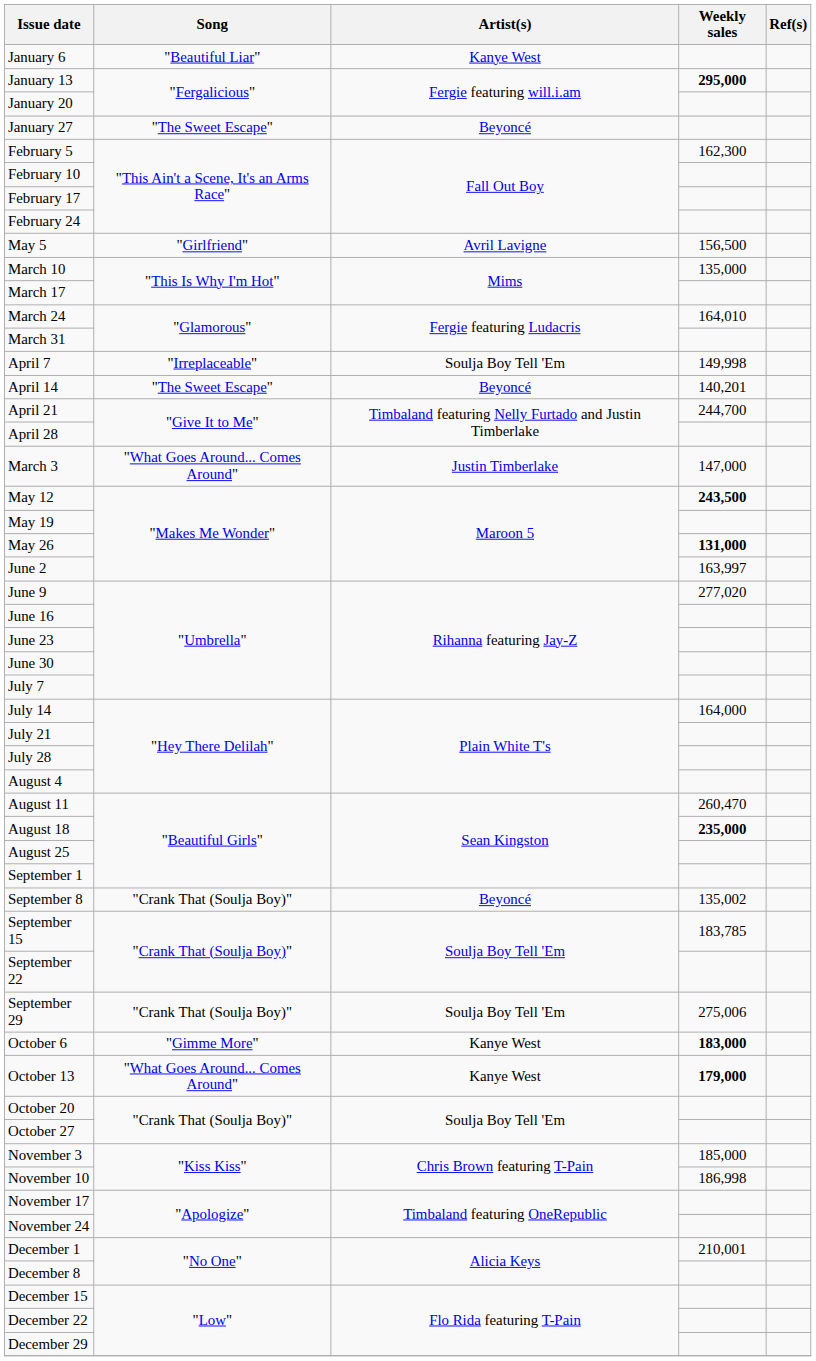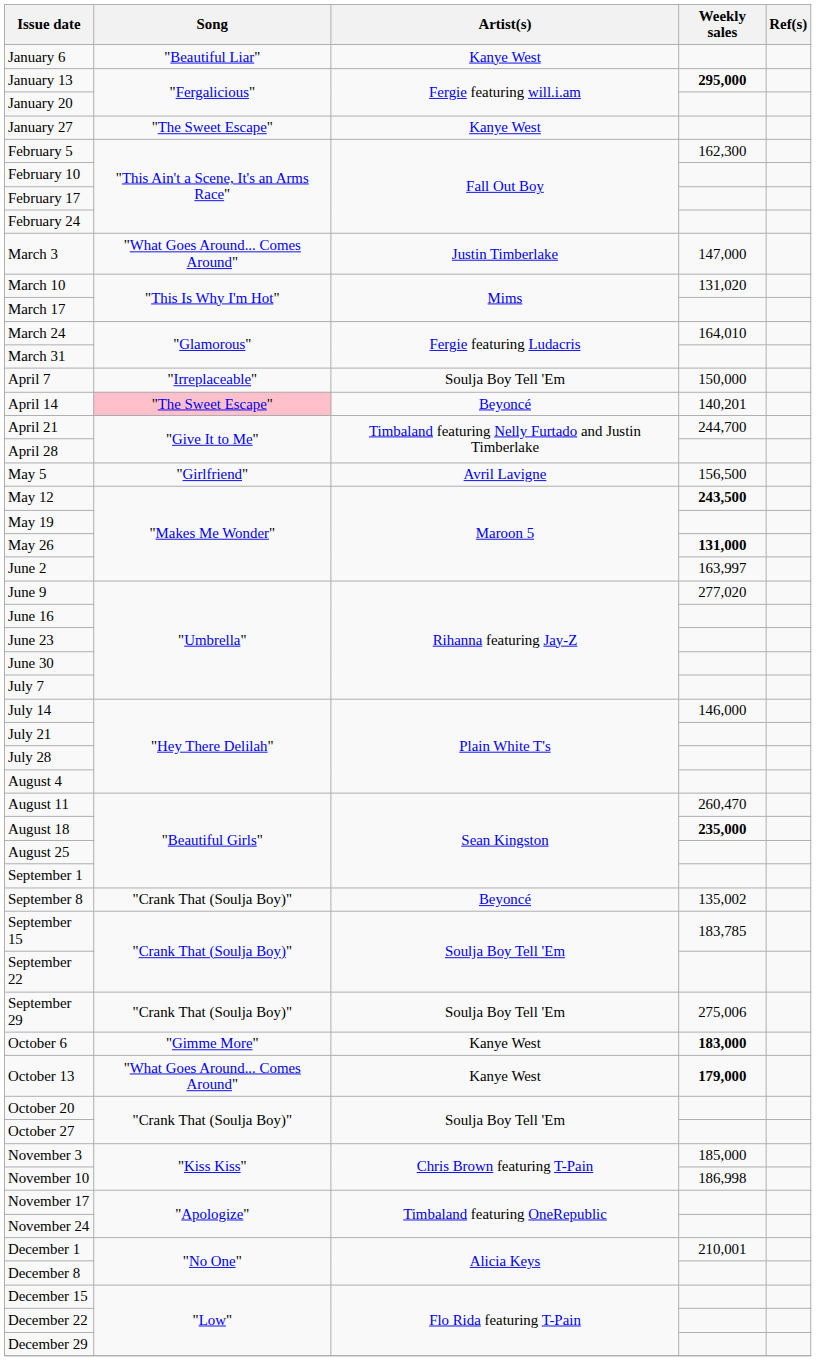(505, 127) Beyoncé -> (505, 127) Kanye West
rows swapped: (33, 466) <-> (27, 245)
(722, 269) 135,000 -> (722, 285) 131,020
(722, 363) 149,998 -> (722, 380) 150,000
(212, 387) no background -> (212, 403) pink background
(722, 710) 164,000 -> (722, 710) 146,000
